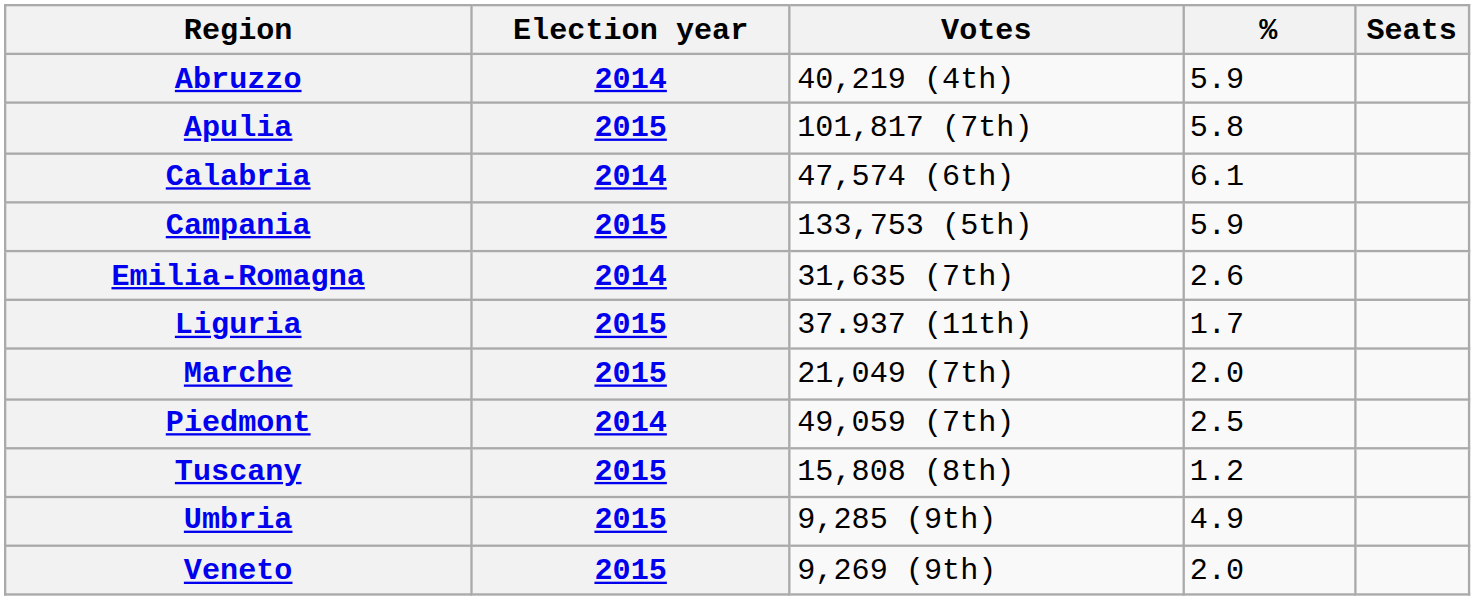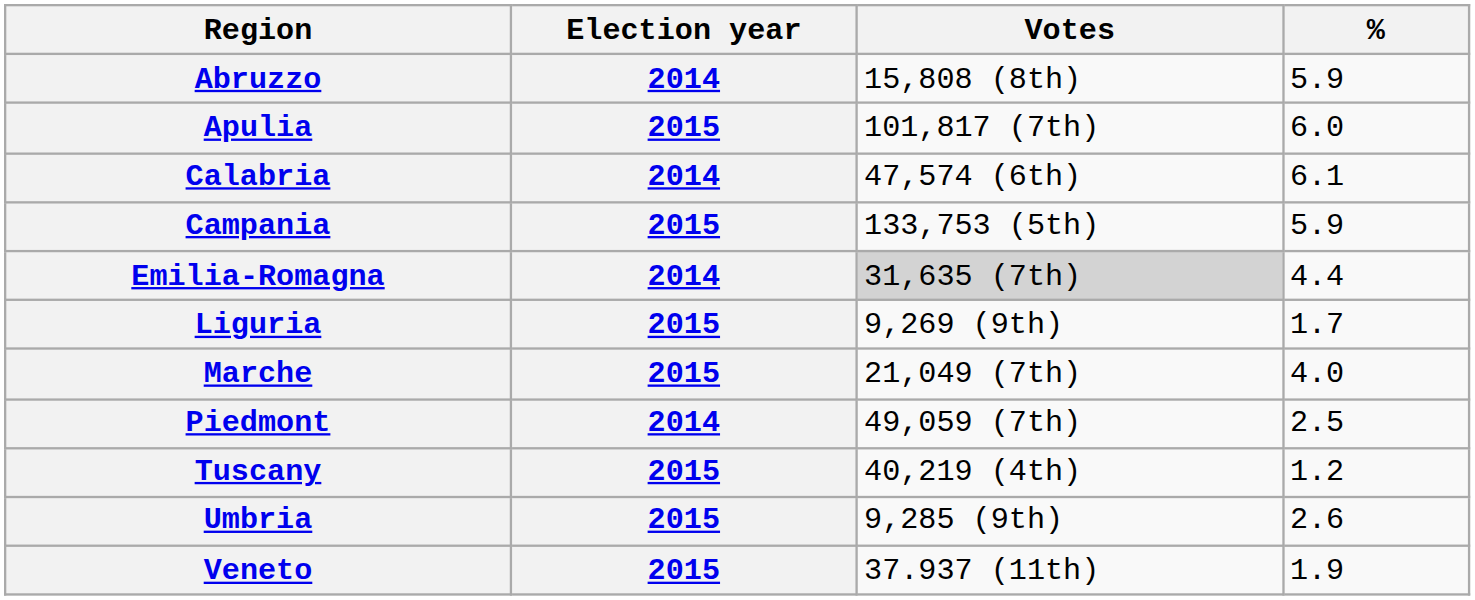- column: (1412, 30)
(906, 79) 40,219 (4th) -> (973, 79) 15,808 (8th)
(1217, 128) 5.8 -> (1317, 128) 6.0
(906, 276) no background -> (973, 276) lightgrey background
(1217, 276) 2.6 -> (1317, 276) 4.4
(915, 325) 37.937 (11th) -> (964, 325) 9,269 (9th)
(1217, 374) 2.0 -> (1317, 374) 4.0
(906, 472) 15,808 (8th) -> (973, 472) 40,219 (4th)
(1217, 521) 4.9 -> (1317, 521) 2.6
(897, 570) 9,269 (9th) -> (982, 570) 37.937 (11th)
(1217, 570) 2.0 -> (1317, 570) 1.9
